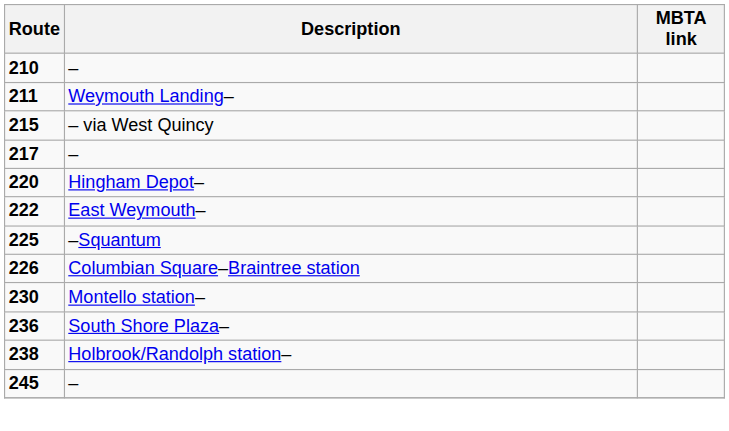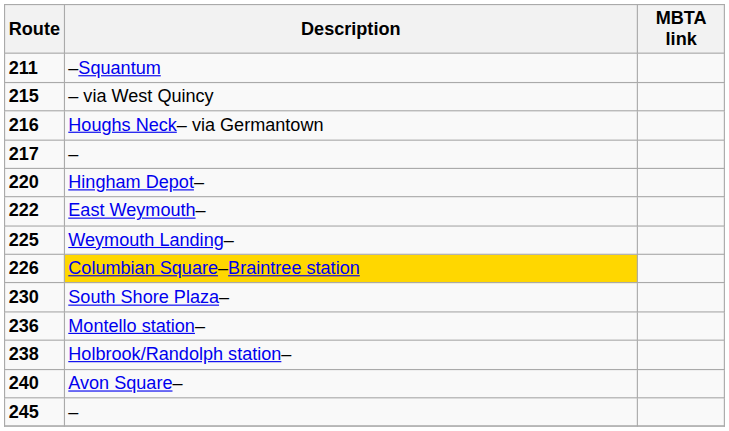- row: (24, 67)
(151, 96) Weymouth Landing– -> (115, 67) –Squantum
+ row: (24, 125)
(115, 239) –Squantum -> (151, 239) Weymouth Landing–
(214, 268) no background -> (214, 268) gold background
(137, 297) Montello station– -> (149, 297) South Shore Plaza–
(149, 325) South Shore Plaza– -> (137, 325) Montello station–
+ row: (24, 383)
